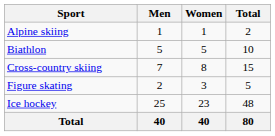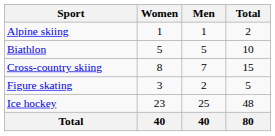columns swapped: (160, 13) <-> (204, 13)
